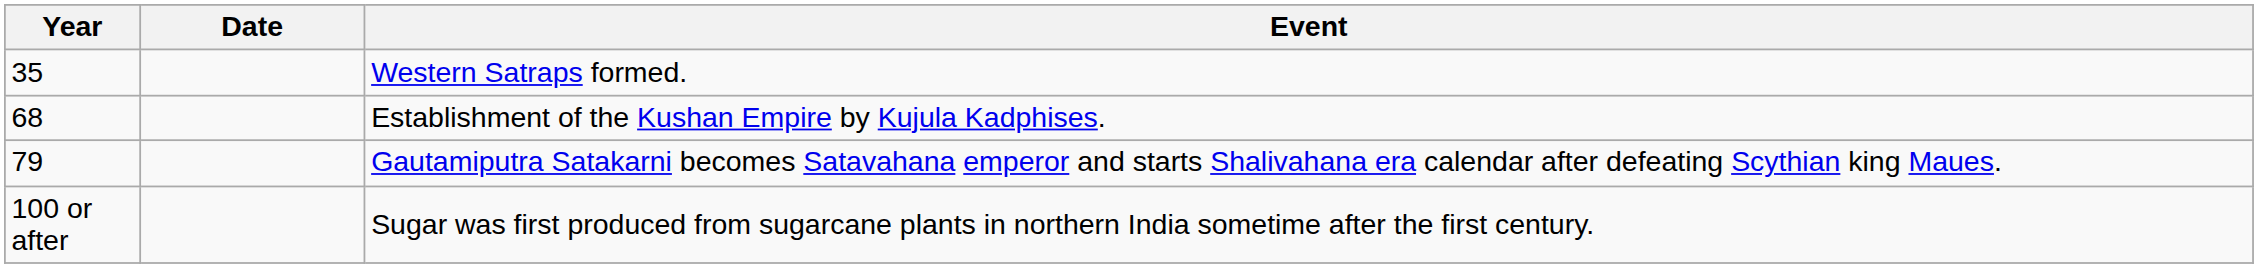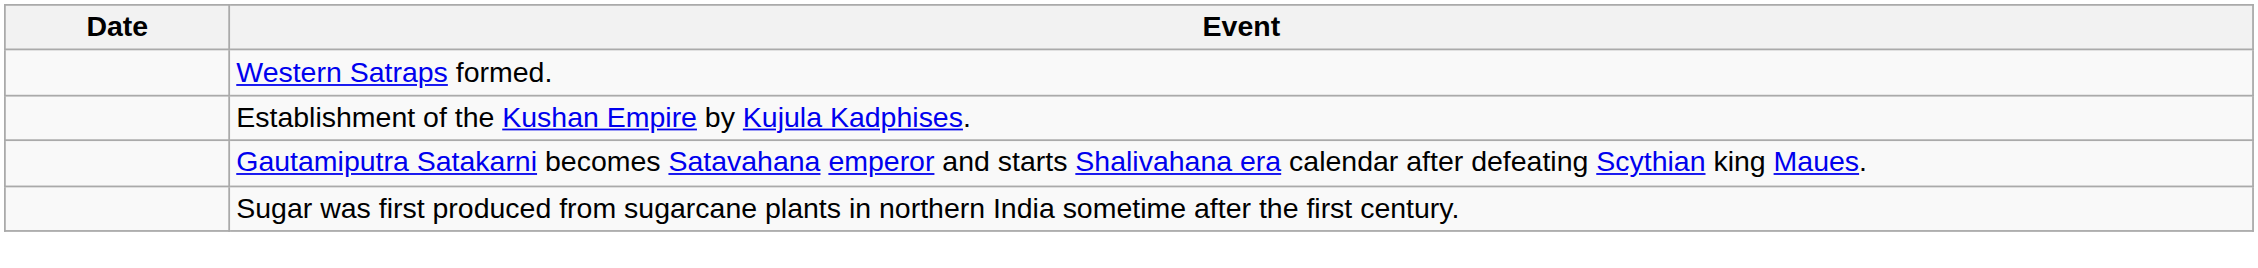- column: (72, 27)
